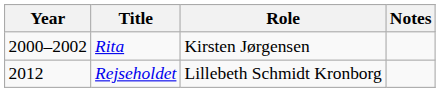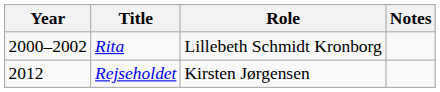(247, 45) Kirsten Jørgensen -> (283, 45) Lillebeth Schmidt Kronborg
(283, 73) Lillebeth Schmidt Kronborg -> (247, 73) Kirsten Jørgensen
